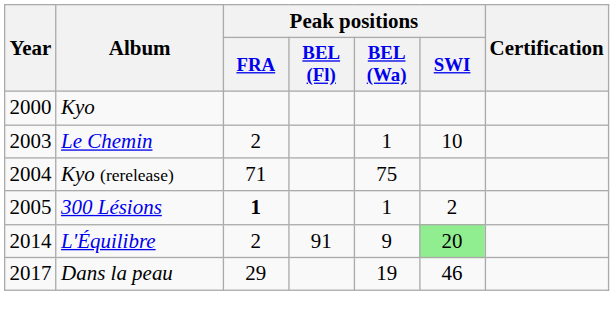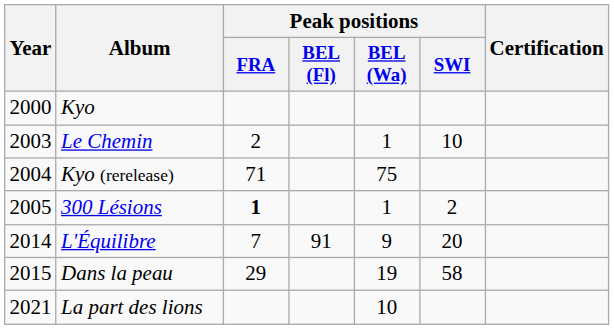(256, 240) 2 -> (256, 240) 7
(452, 240) lightgreen background -> (452, 240) no background
(30, 273) 2017 -> (30, 273) 2015
(452, 273) 46 -> (452, 273) 58
+ row: (132, 307)
